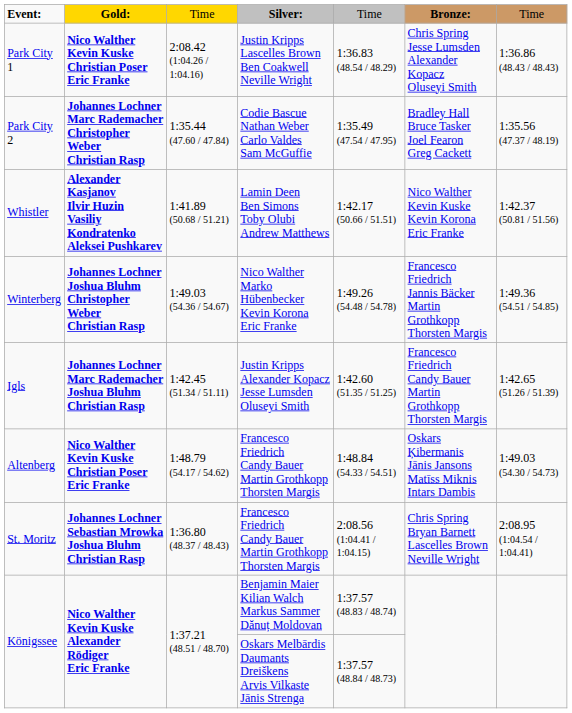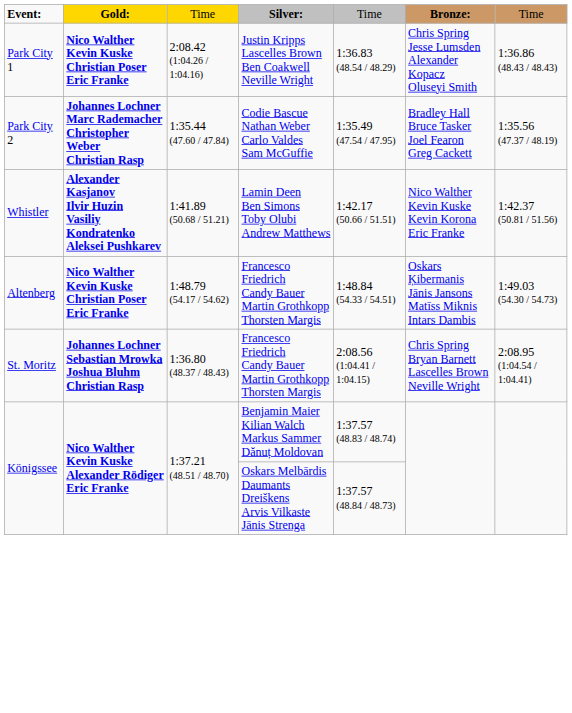- row: (34, 299)
- row: (16, 385)
